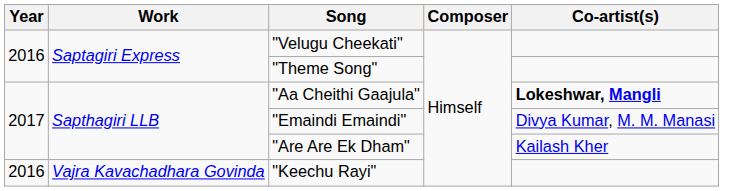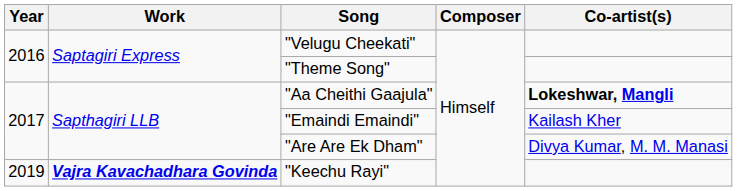(615, 120) Divya Kumar, M. M. Manasi -> (575, 120) Kailash Kher
(562, 146) Kailash Kher -> (628, 146) Divya Kumar, M. M. Manasi
(26, 172) 2016 -> (26, 172) 2019
(158, 172) normal -> (165, 172) bold
